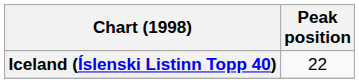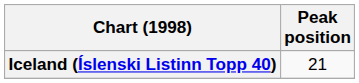(318, 64) 22 -> (318, 64) 21
